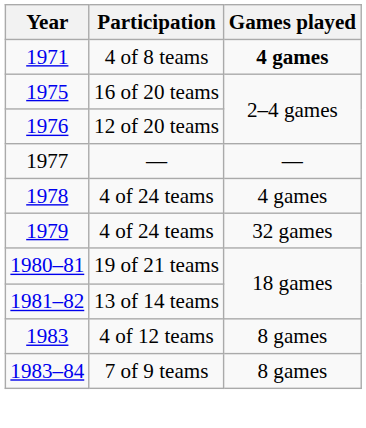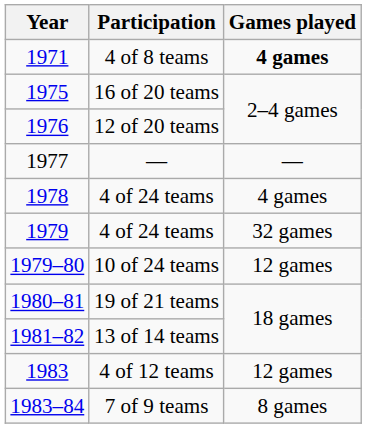+ row: (47, 265)
(292, 335) 8 games -> (292, 370) 12 games
